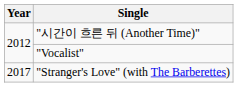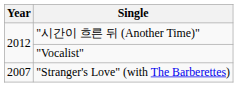(19, 72) 2017 -> (19, 72) 2007
